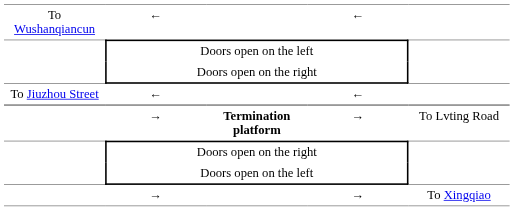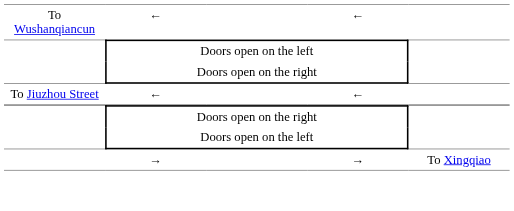- row: (156, 116)
